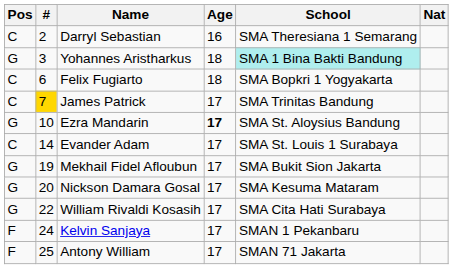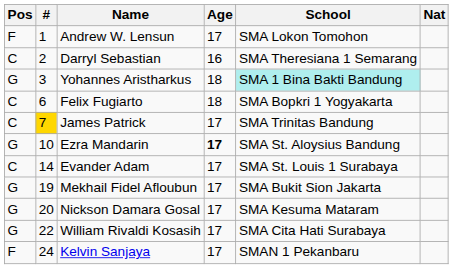+ row: (117, 36)
- row: (105, 252)
